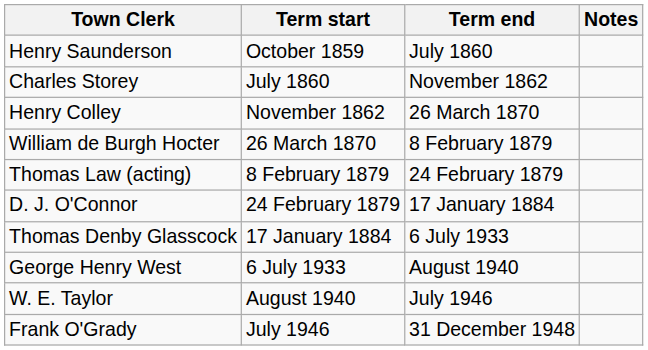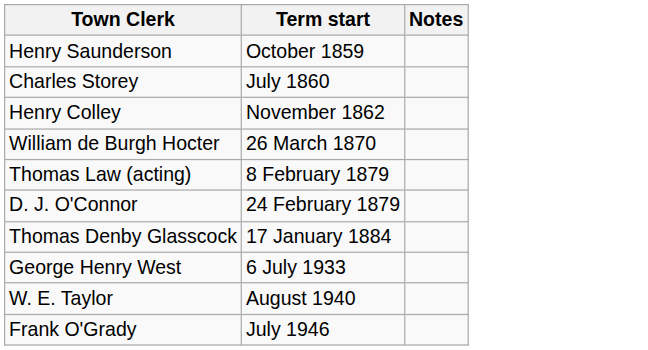- column: (492, 19)
